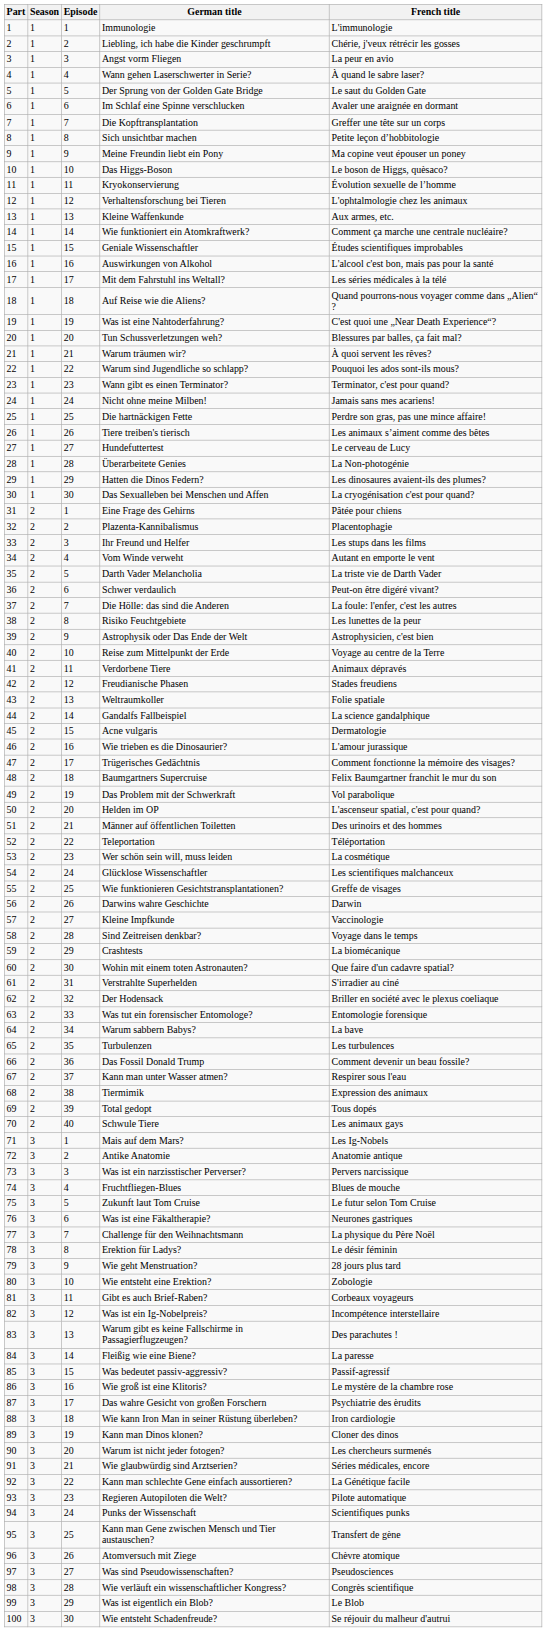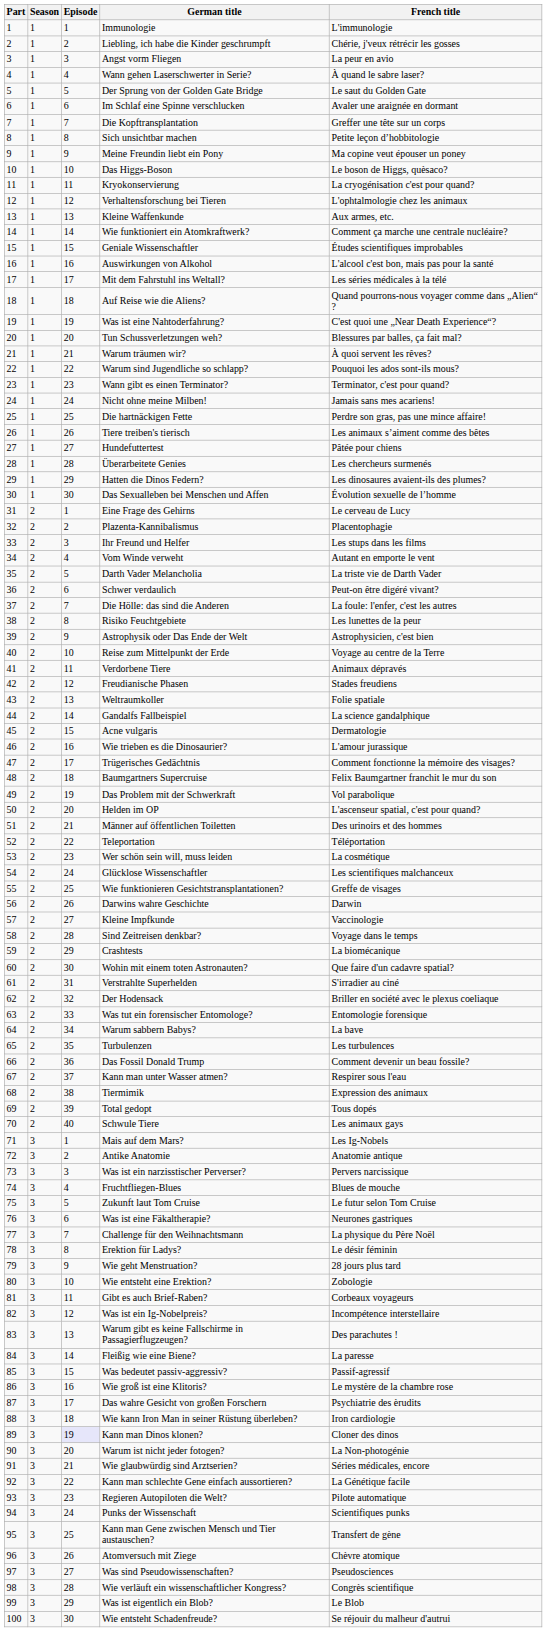(394, 185) Évolution sexuelle de l’homme -> (403, 185) La cryogénisation c'est pour quand?
(371, 448) Le cerveau de Lucy -> (367, 448) Pâtée pour chiens
(370, 464) La Non-photogénie -> (381, 464) Les chercheurs surmenés
(403, 495) La cryogénisation c'est pour quand? -> (394, 495) Évolution sexuelle de l’homme
(367, 511) Pâtée pour chiens -> (371, 511) Le cerveau de Lucy
(69, 1434) no background -> (69, 1434) lavender background
(381, 1450) Les chercheurs surmenés -> (370, 1450) La Non-photogénie
